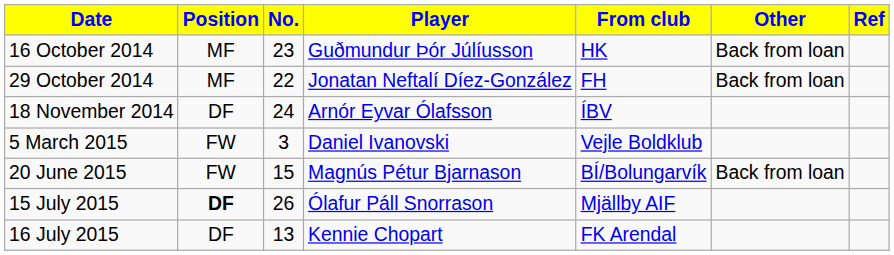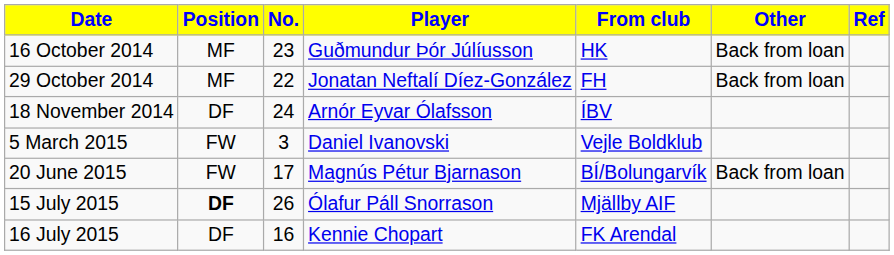(284, 173) 15 -> (284, 173) 17
(284, 234) 13 -> (284, 234) 16
